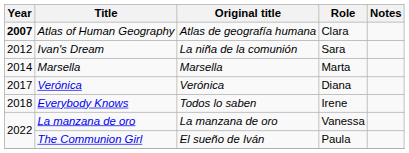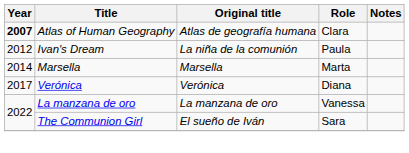(333, 49) Sara -> (336, 49) Paula
- row: (83, 103)
(336, 139) Paula -> (333, 121) Sara
